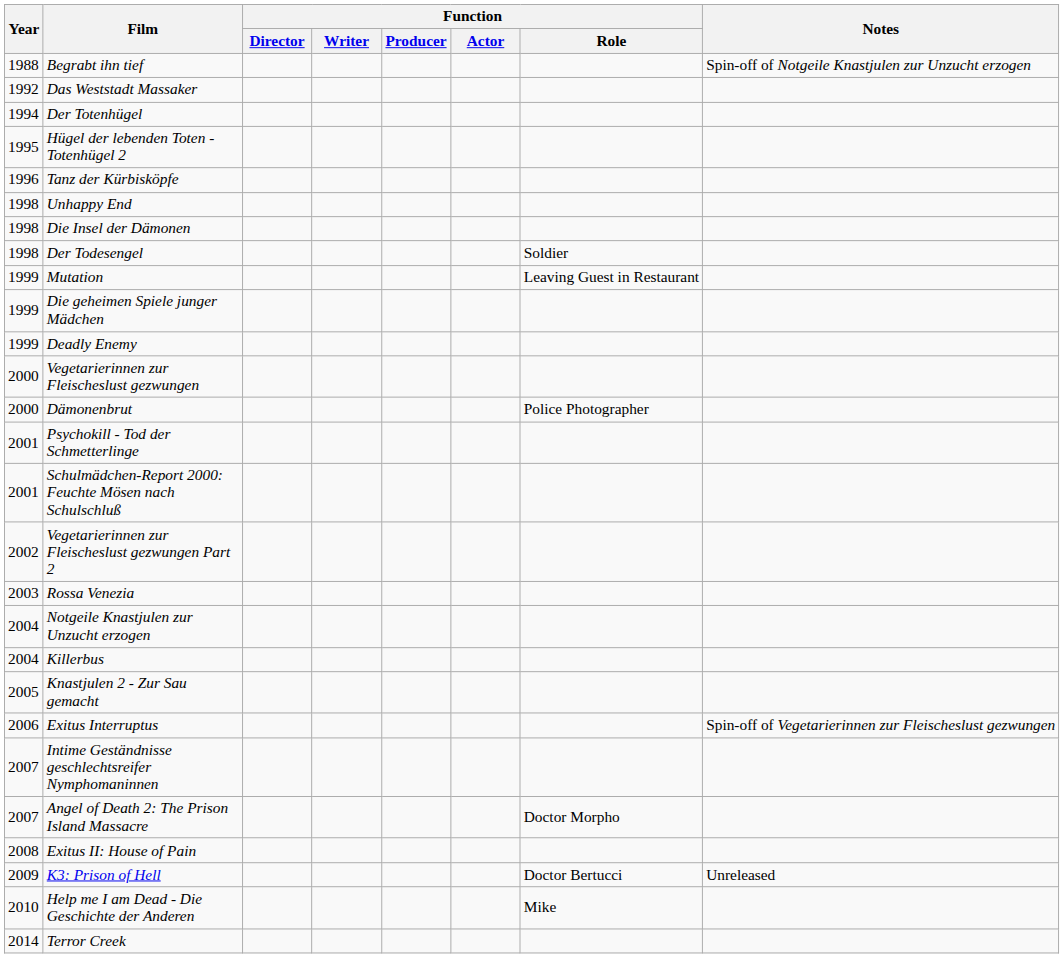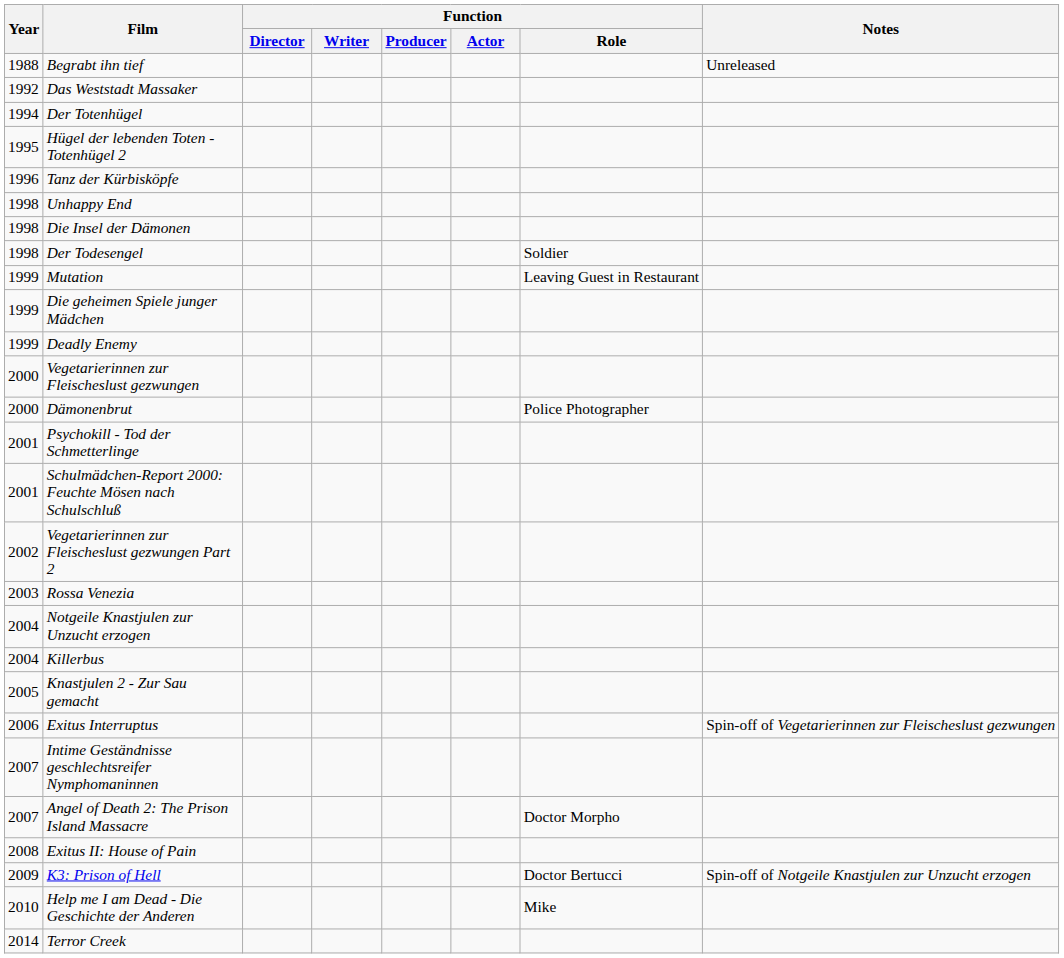(869, 65) Spin-off of Notgeile Knastjulen zur Unzucht erzogen -> (741, 65) Unreleased
(741, 874) Unreleased -> (869, 874) Spin-off of Notgeile Knastjulen zur Unzucht erzogen
